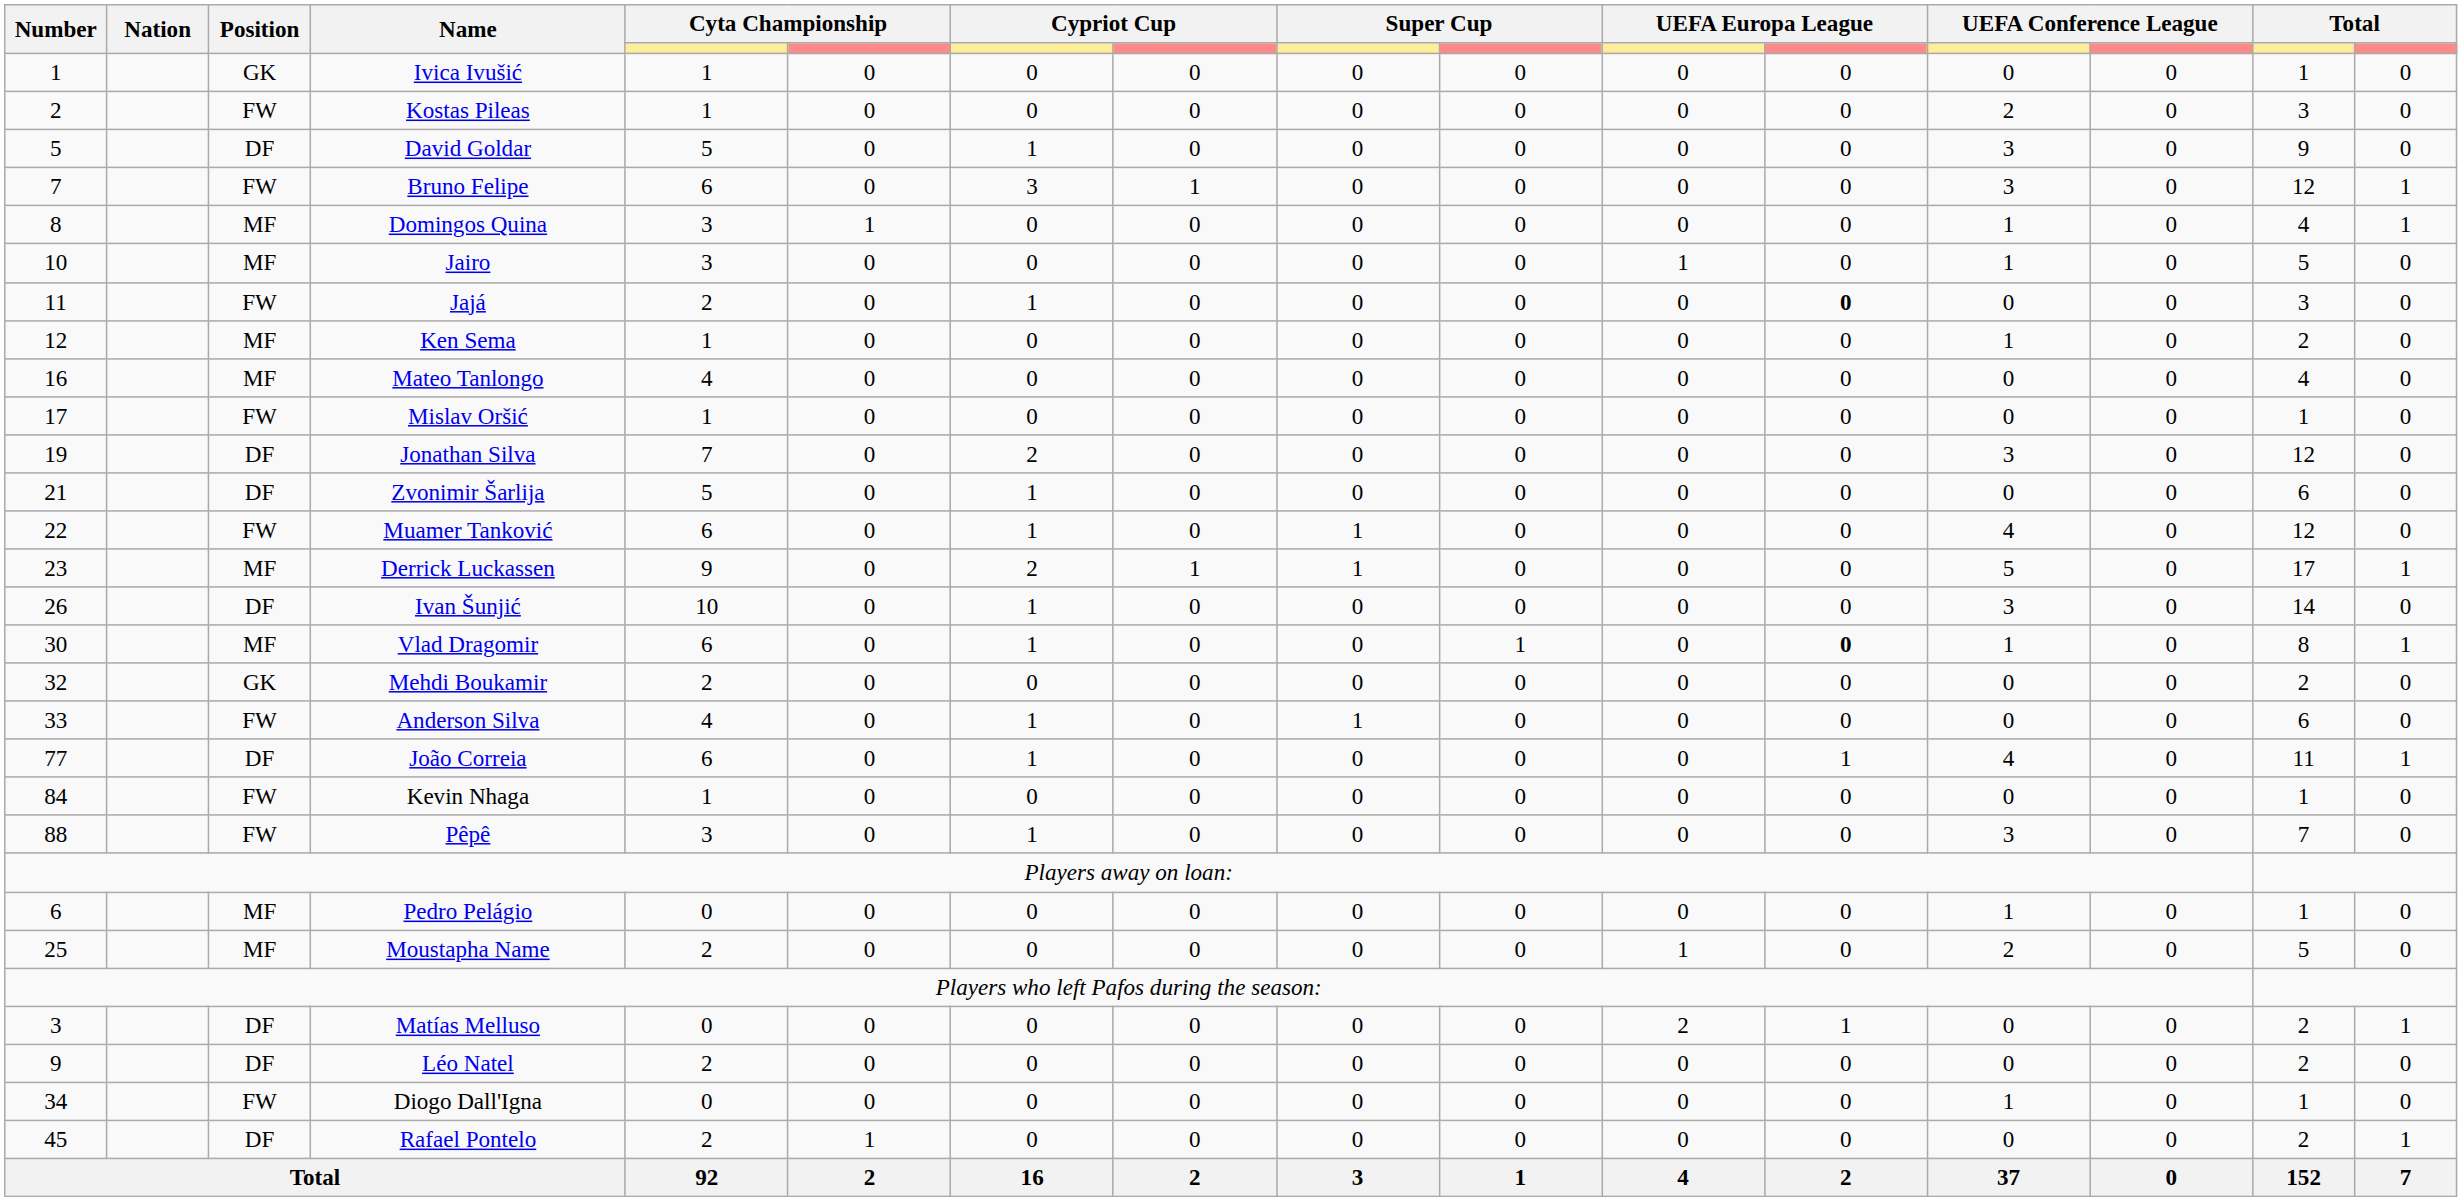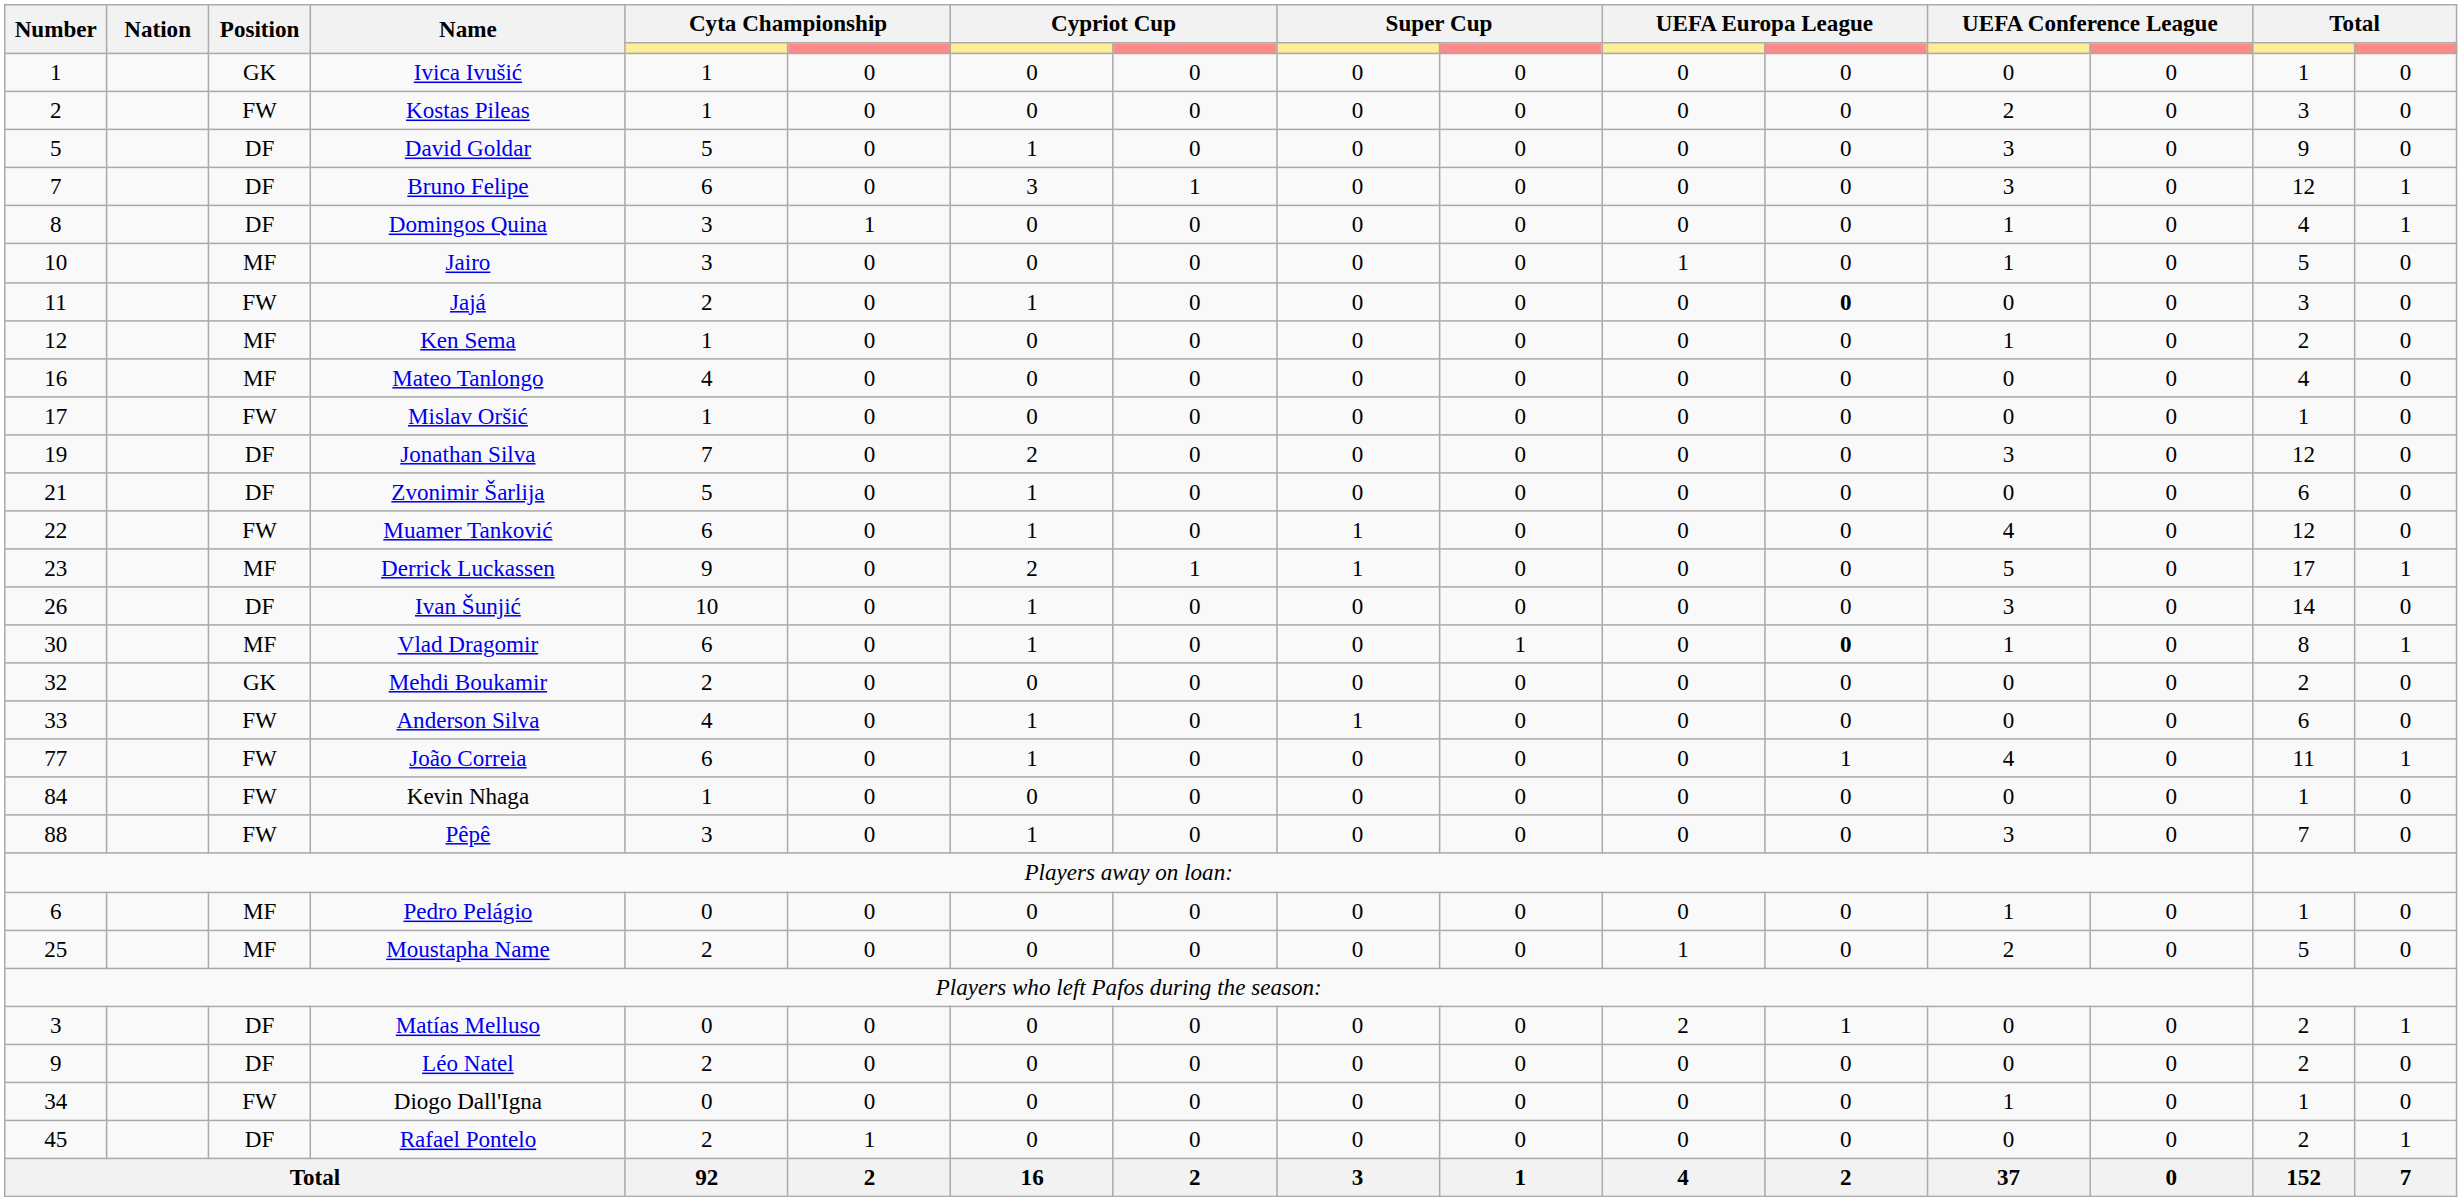(260, 186) FW -> (260, 186) DF
(260, 224) MF -> (260, 224) DF
(260, 758) DF -> (260, 758) FW
